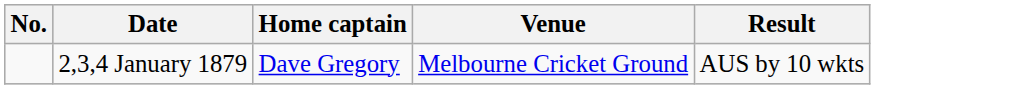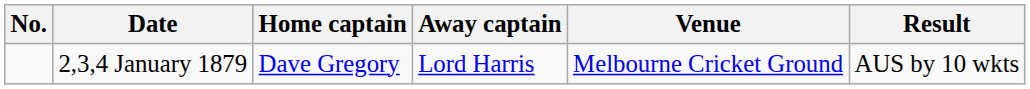+ column: (490, 24)
